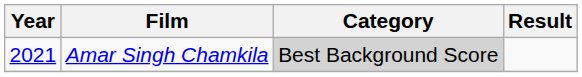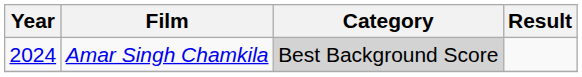(33, 54) 2021 -> (33, 54) 2024
